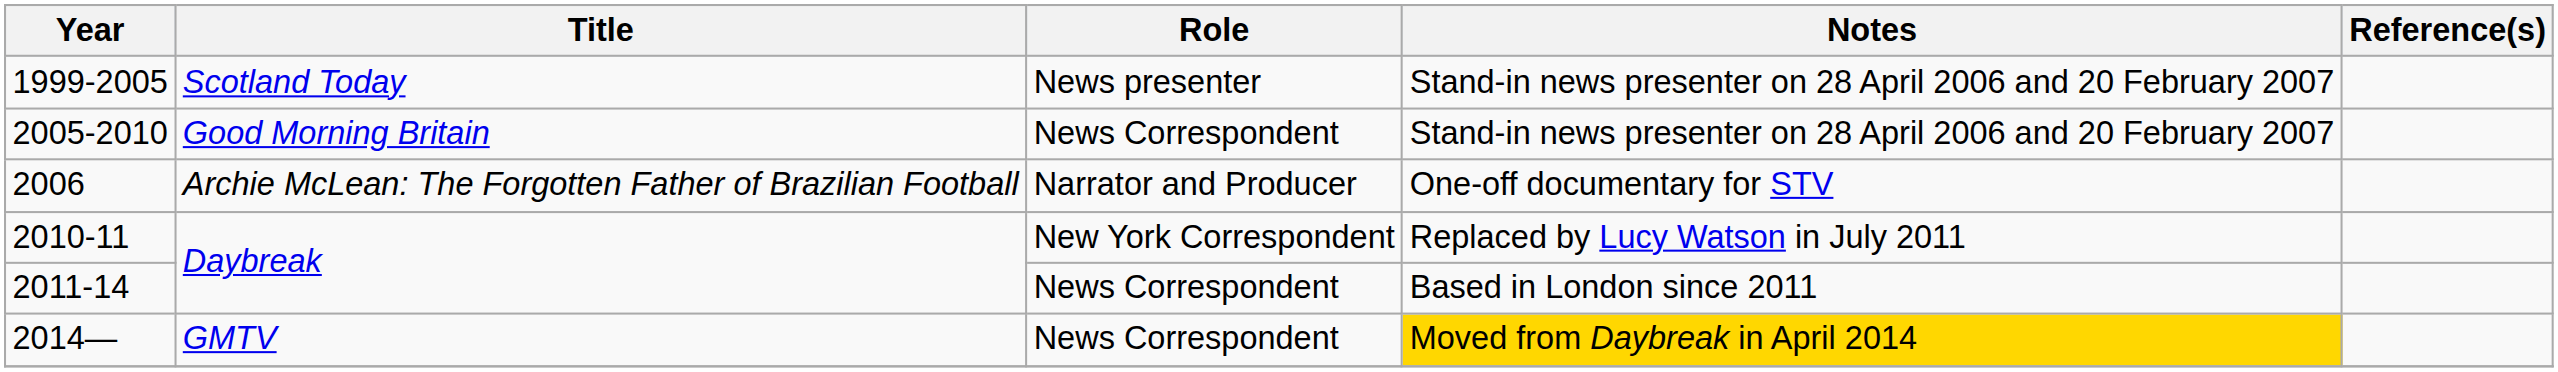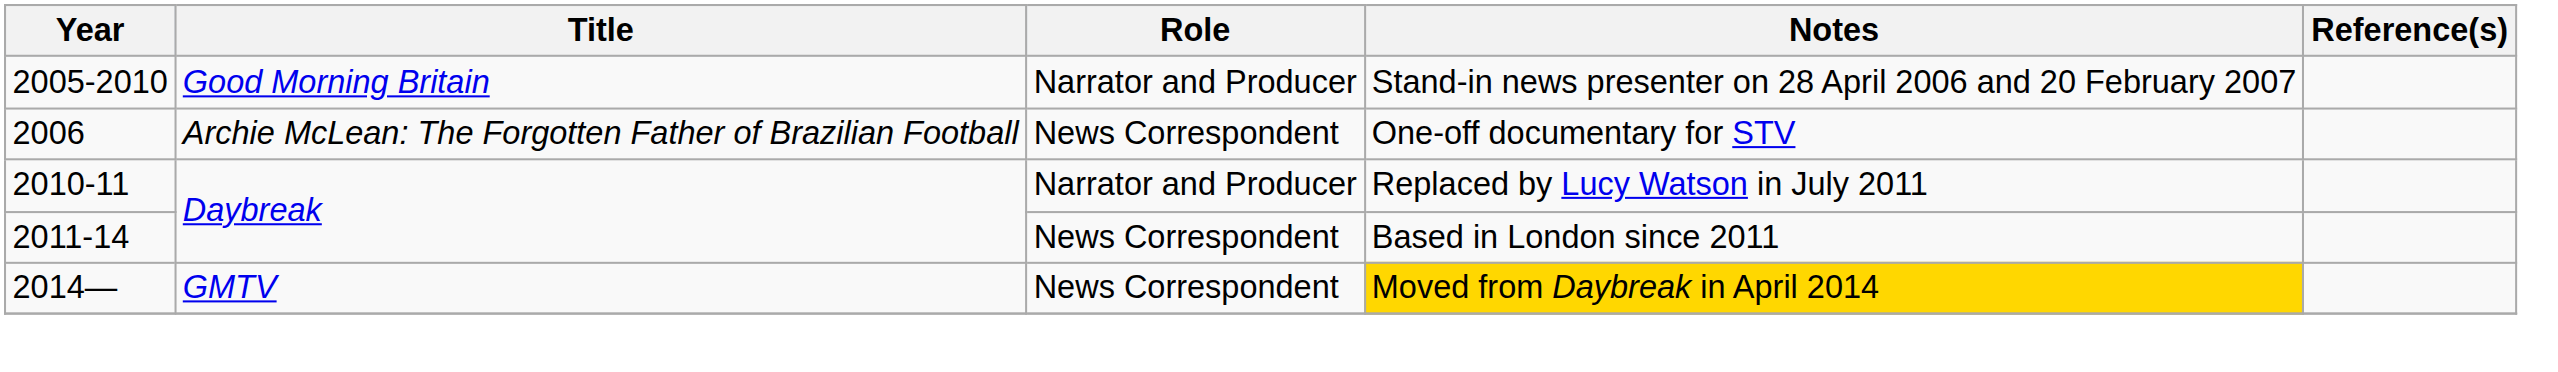- row: (90, 81)
(1186, 133) News Correspondent -> (1195, 81) Narrator and Producer
(1195, 184) Narrator and Producer -> (1186, 133) News Correspondent
(1214, 236) New York Correspondent -> (1195, 184) Narrator and Producer
